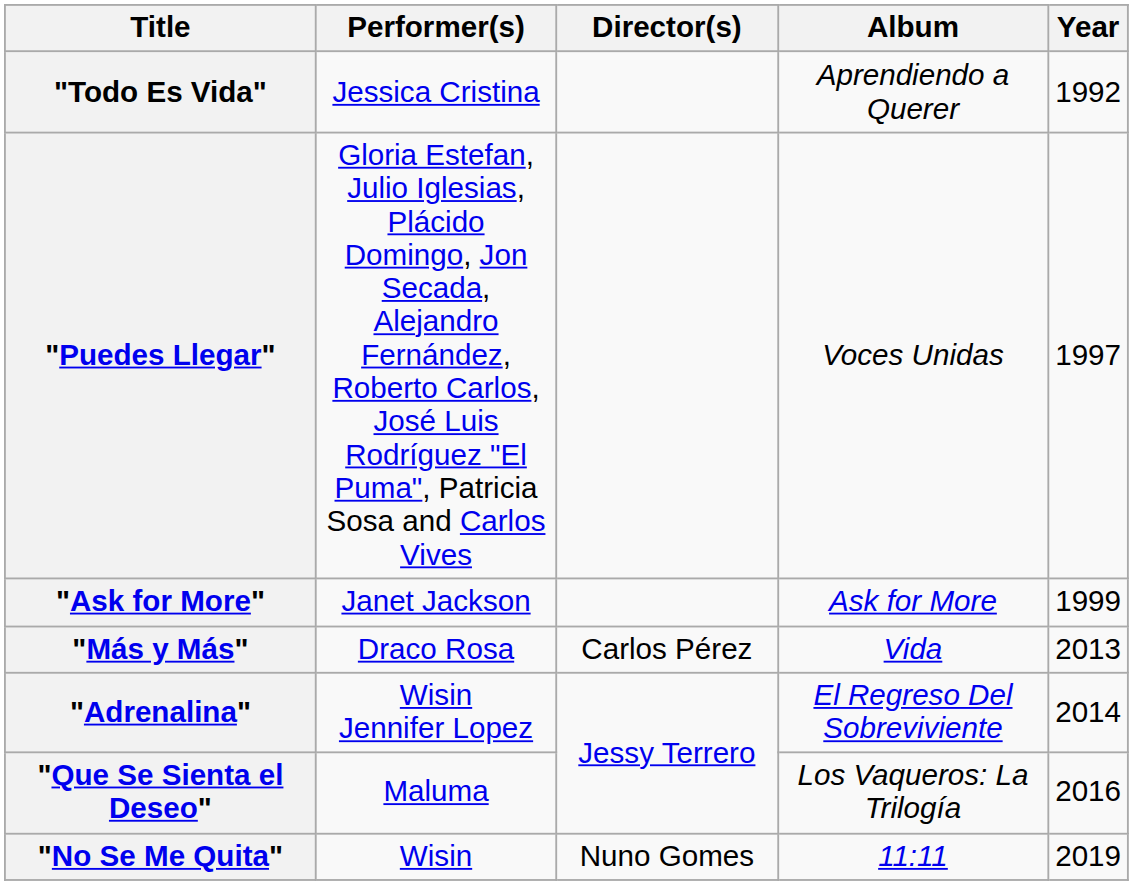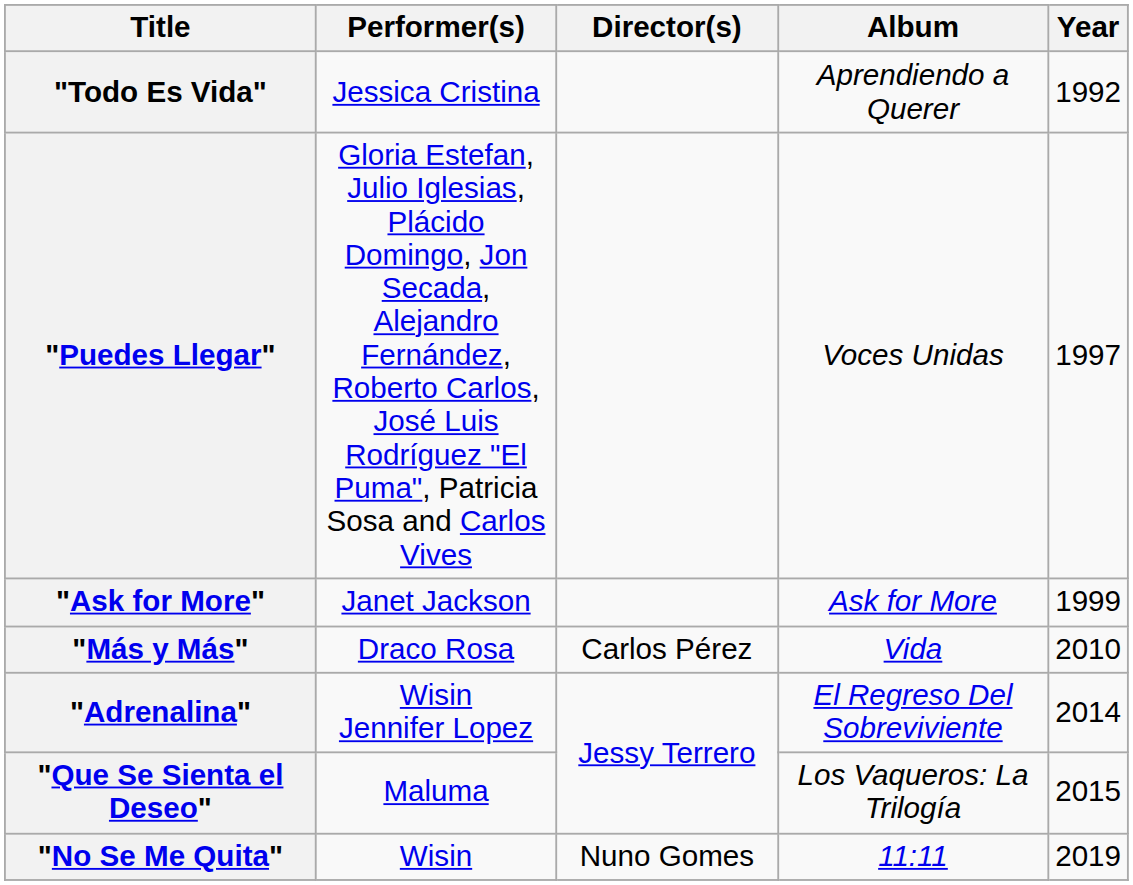(1088, 648) 2013 -> (1088, 648) 2010
(1088, 792) 2016 -> (1088, 792) 2015
